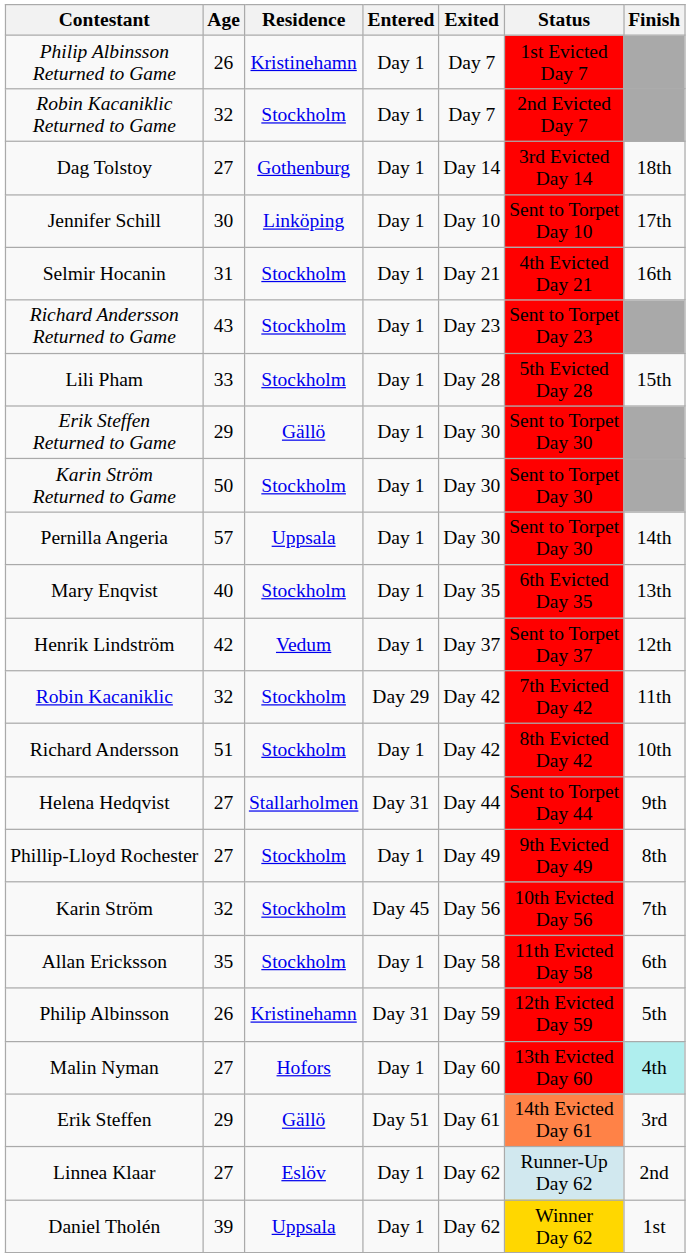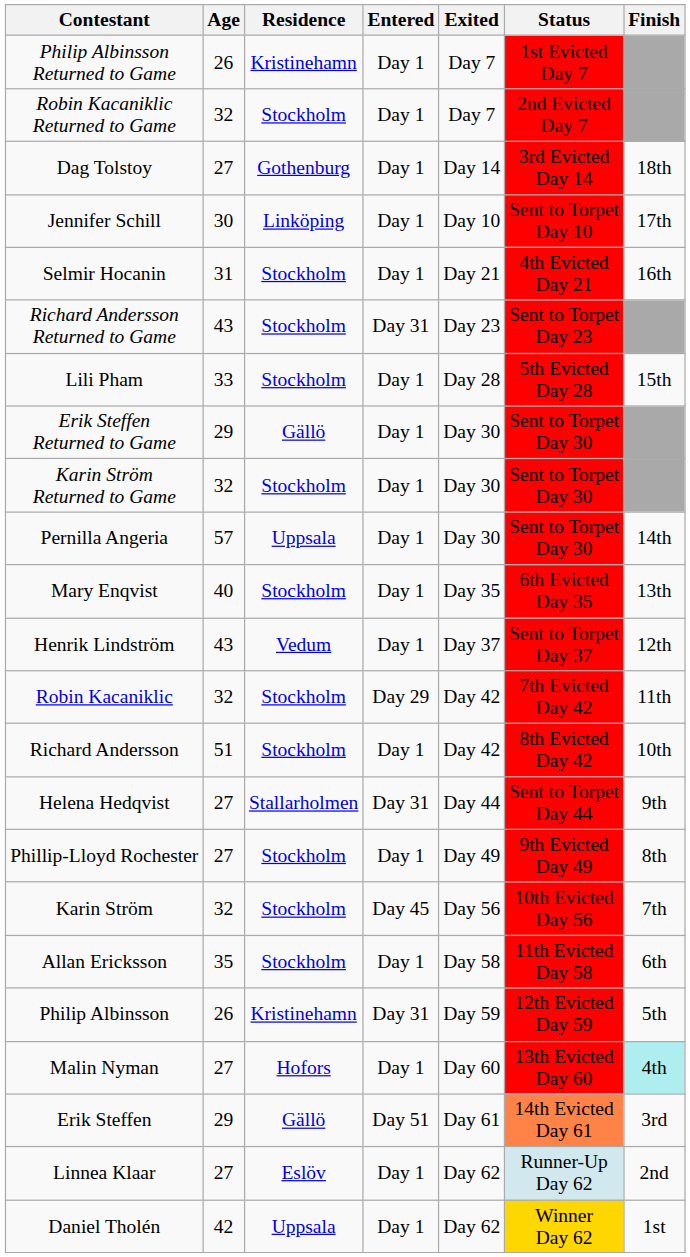(401, 326) Day 1 -> (401, 326) Day 31
(224, 485) 50 -> (224, 485) 32
(224, 644) 42 -> (224, 644) 43
(224, 1226) 39 -> (224, 1226) 42
